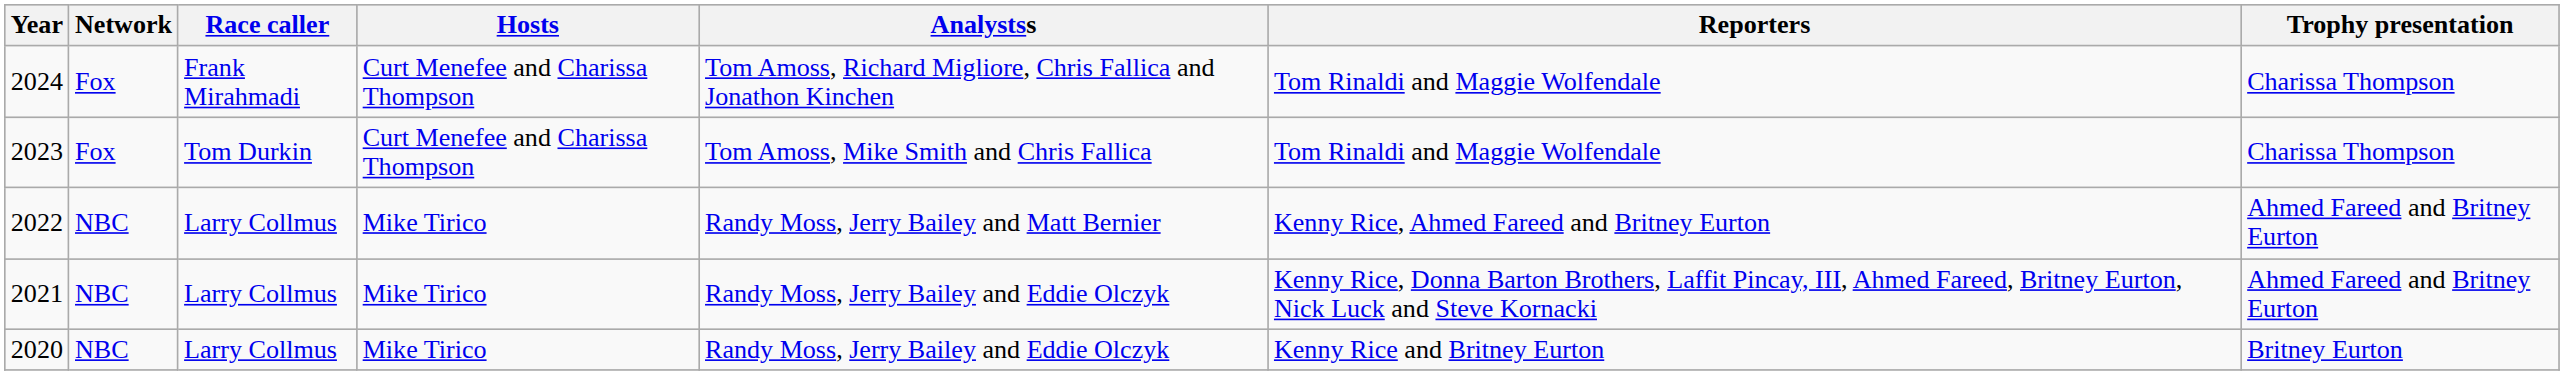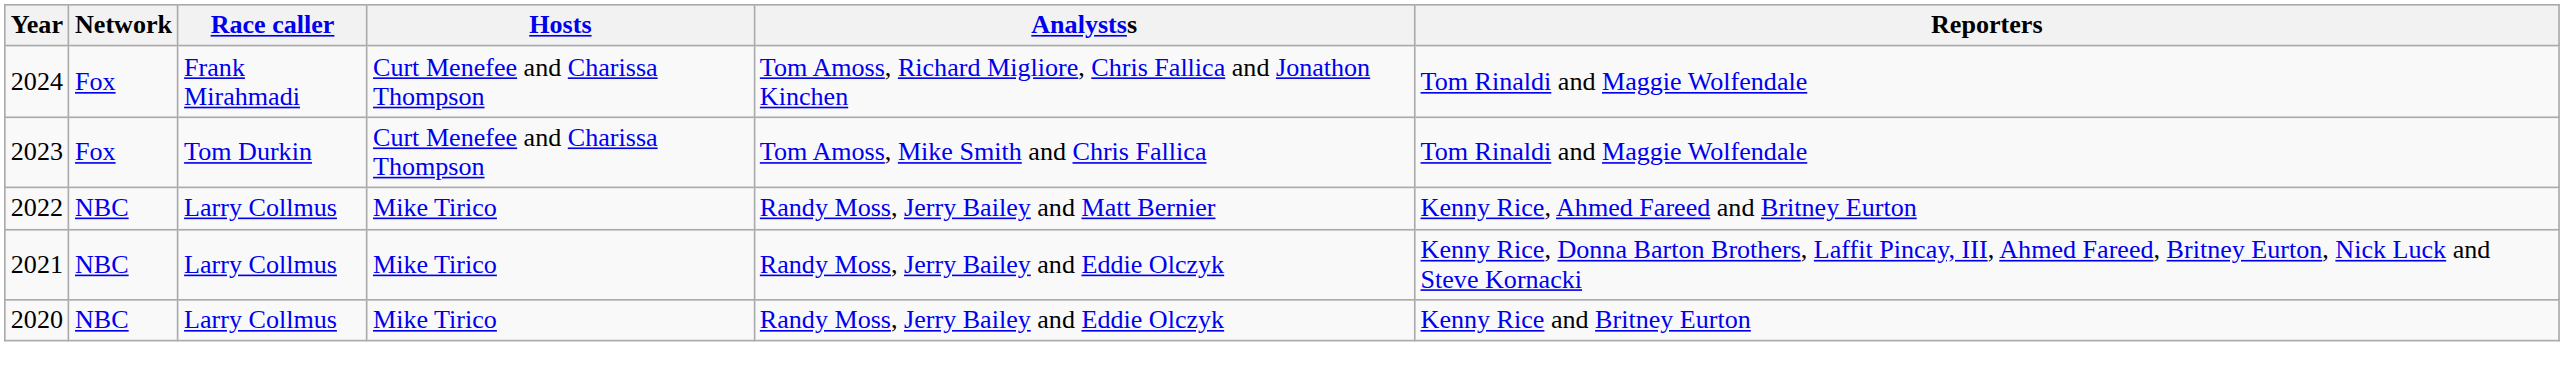- column: (2400, 25)
